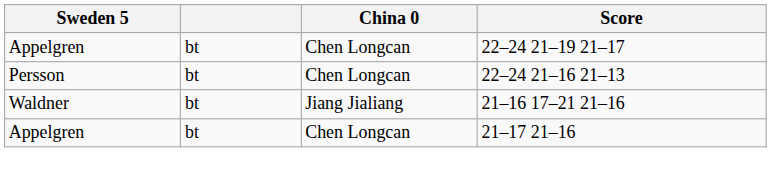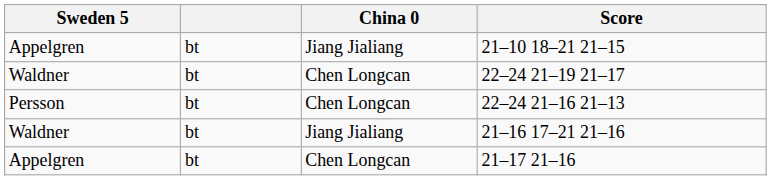+ row: (553, 47)
(47, 47) Appelgren -> (39, 75) Waldner
